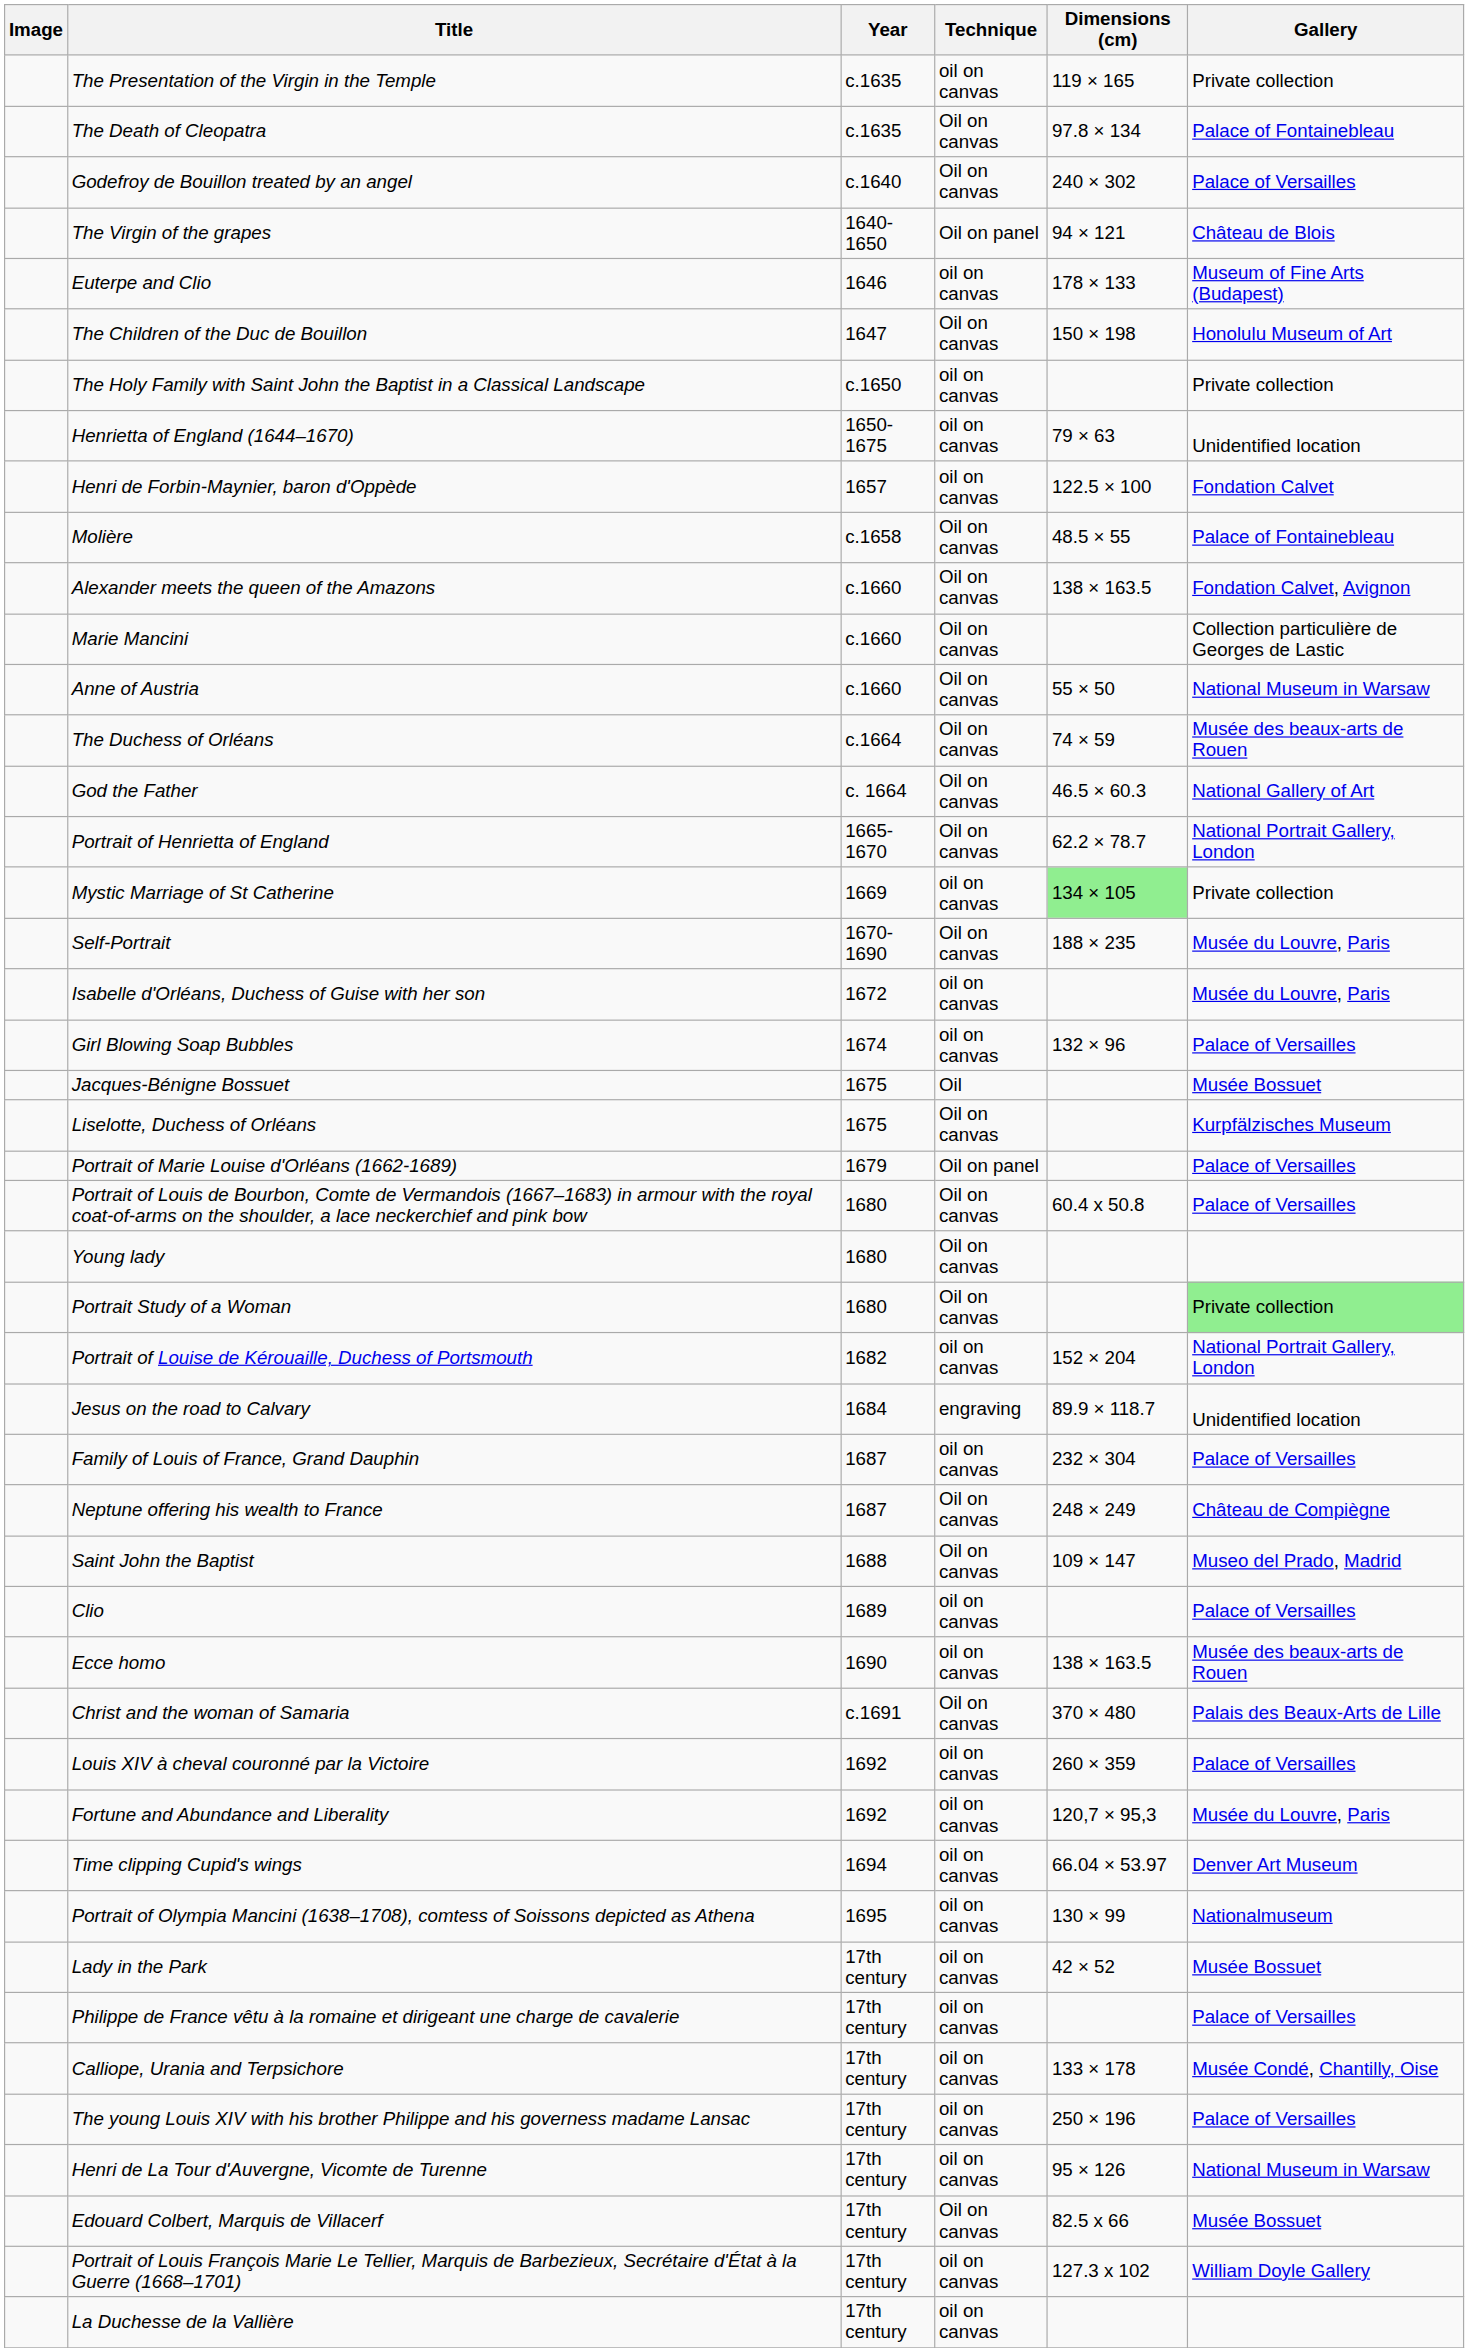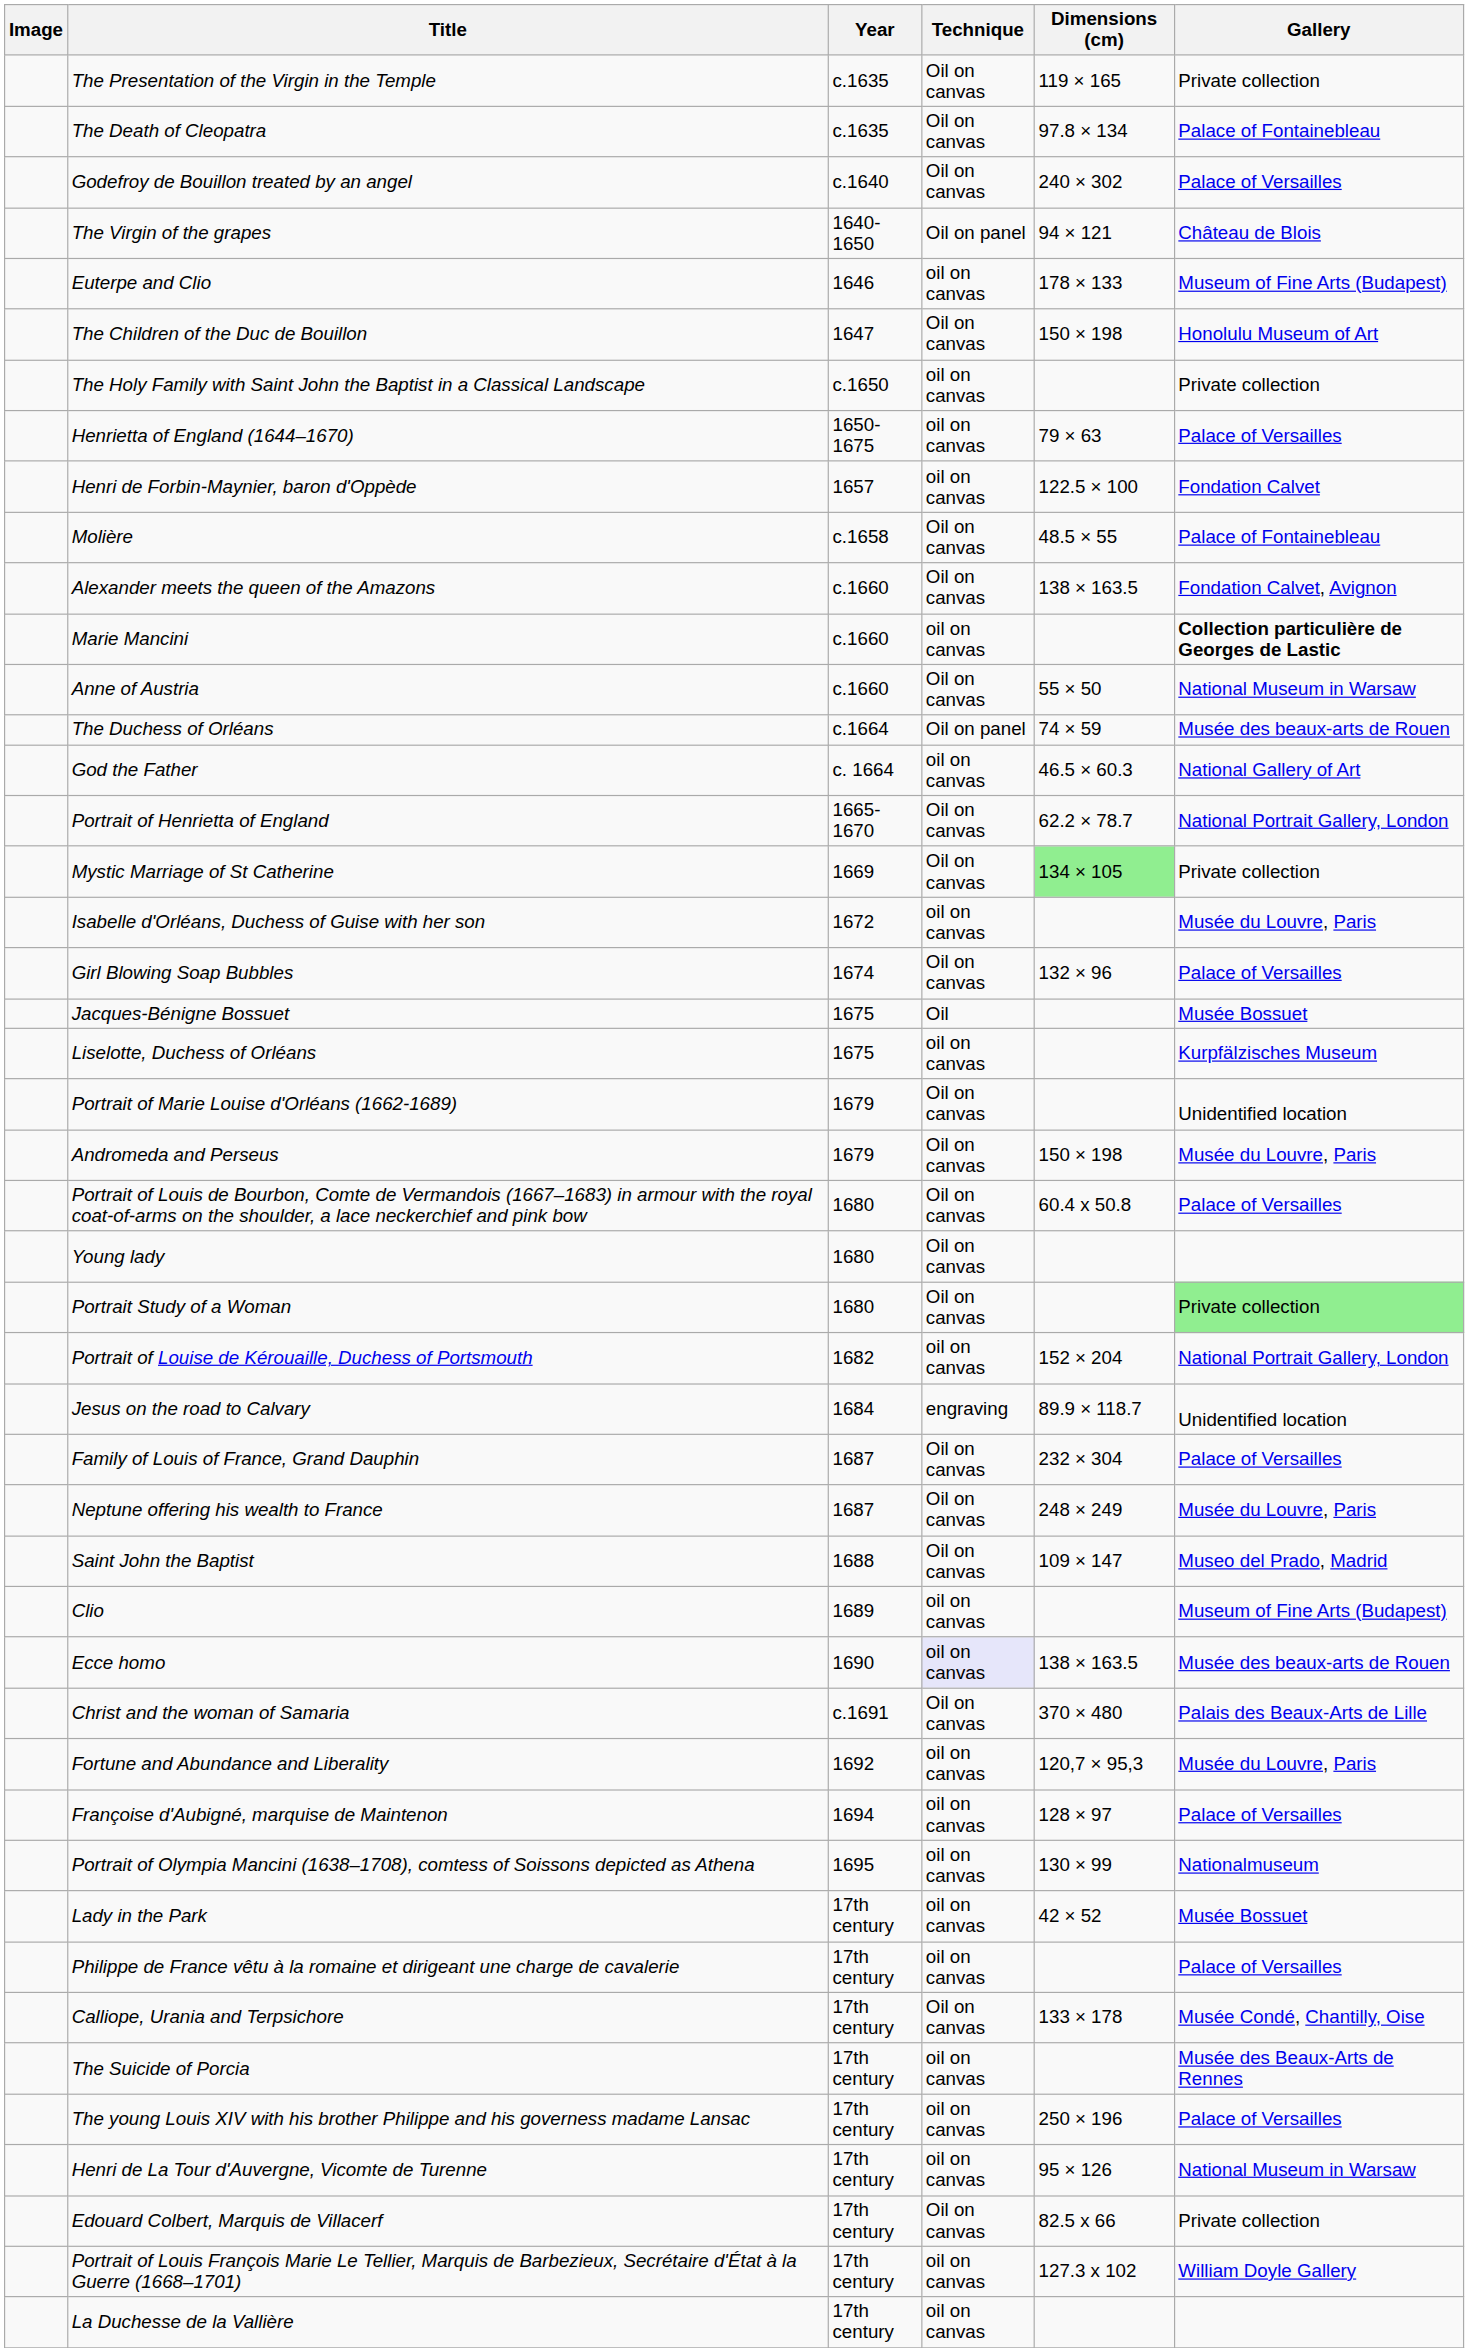(969, 80) oil on canvas -> (955, 80) Oil on canvas
(1276, 446) Unidentified location -> (1260, 435) Palace of Versailles
(969, 638) Oil on canvas -> (955, 638) oil on canvas
(1295, 638) normal -> (1290, 638) bold
(969, 740) Oil on canvas -> (976, 729) Oil on panel
(969, 791) Oil on canvas -> (955, 770) oil on canvas
(969, 892) oil on canvas -> (955, 871) Oil on canvas
- row: (121, 943)
(969, 1044) oil on canvas -> (955, 973) Oil on canvas
(969, 1125) Oil on canvas -> (955, 1053) oil on canvas
(989, 1165) Oil on panel -> (955, 1104) Oil on canvas
(1274, 1165) Palace of Versailles -> (1263, 1114) Unidentified location
+ row: (175, 1154)
(969, 1459) oil on canvas -> (955, 1459) Oil on canvas
(1291, 1510) Château de Compiègne -> (1277, 1510) Musée du Louvre, Paris
(1274, 1611) Palace of Versailles -> (1313, 1611) Museum of Fine Arts (Budapest)
(969, 1662) no background -> (955, 1662) lavender background
- row: (250, 1763)
- row: (187, 1865)
+ row: (260, 1814)
(969, 2068) oil on canvas -> (955, 2017) Oil on canvas
+ row: (161, 2068)
(1257, 2220) Musée Bossuet -> (1249, 2220) Private collection
